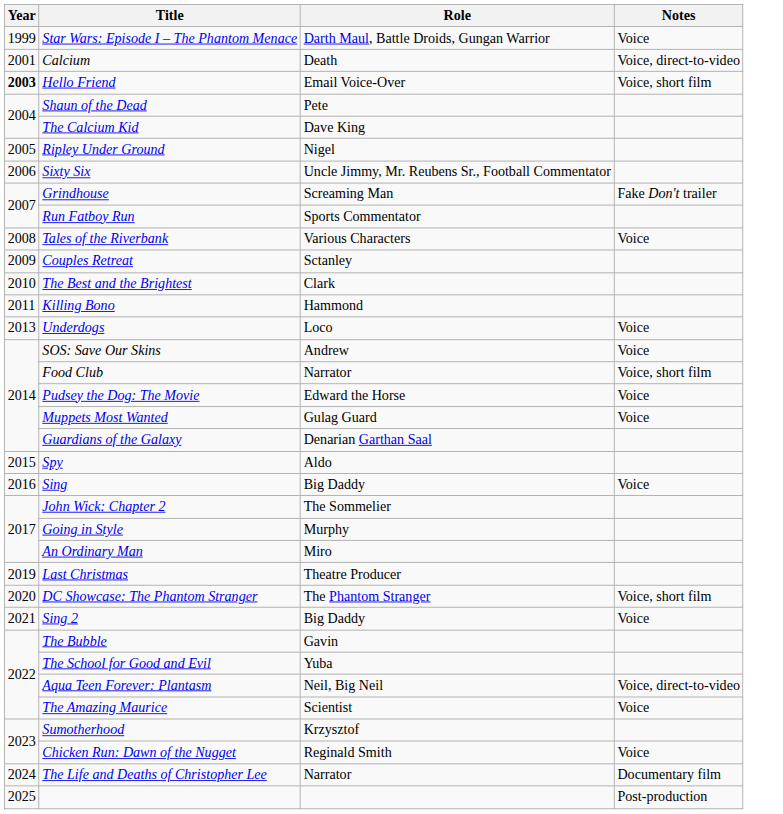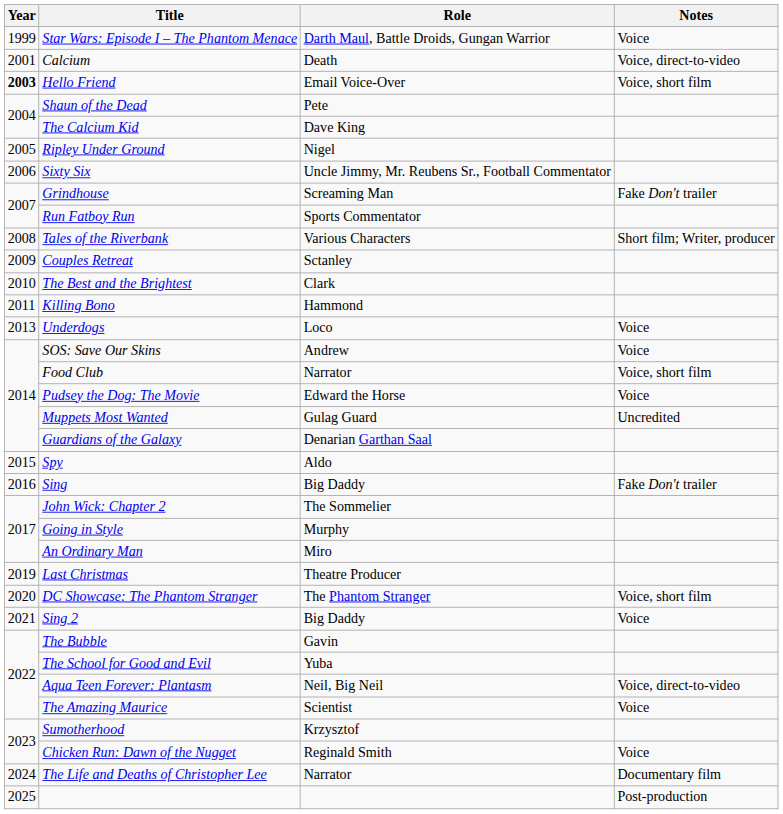(633, 238) Voice -> (696, 238) Short film; Writer, producer
(633, 417) Voice -> (649, 417) Uncredited
(633, 484) Voice -> (667, 484) Fake Don't trailer
